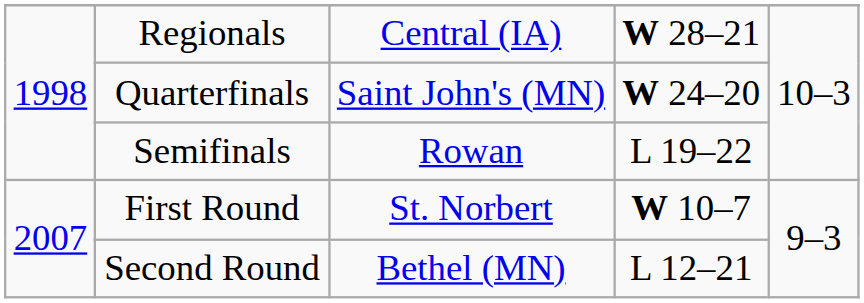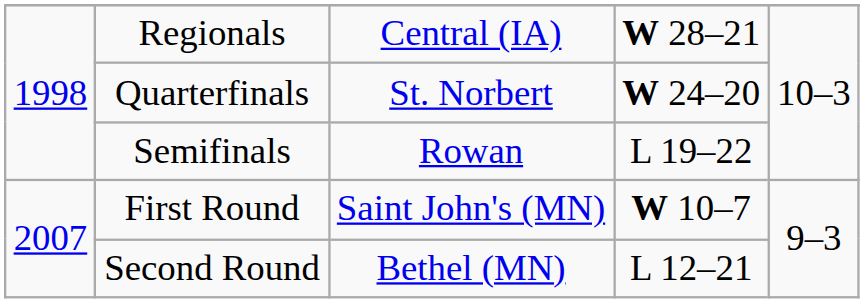(471, 92) Saint John's (MN) -> (471, 92) St. Norbert
(471, 208) St. Norbert -> (471, 208) Saint John's (MN)
